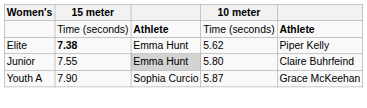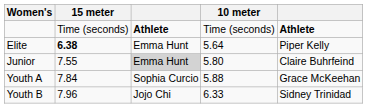(67, 45) 7.38 -> (67, 45) 6.38
(213, 45) 5.62 -> (213, 45) 5.64
(67, 78) 7.90 -> (67, 78) 7.84
(213, 78) 5.87 -> (213, 78) 5.88
+ row: (25, 95)
